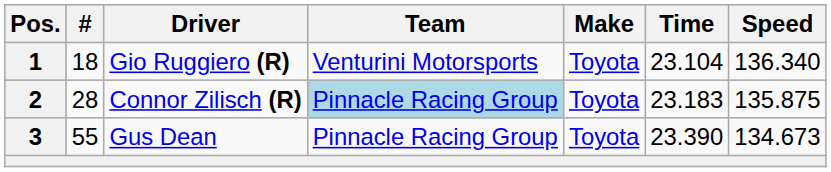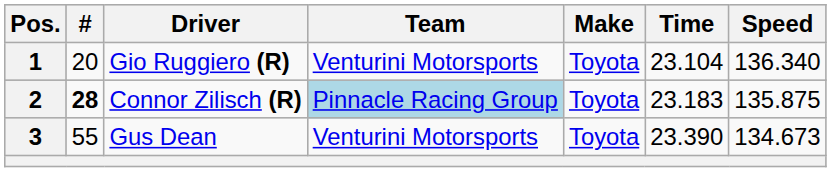(85, 62) 18 -> (85, 62) 20
(85, 99) normal -> (85, 99) bold
(435, 137) Pinnacle Racing Group -> (425, 137) Venturini Motorsports
